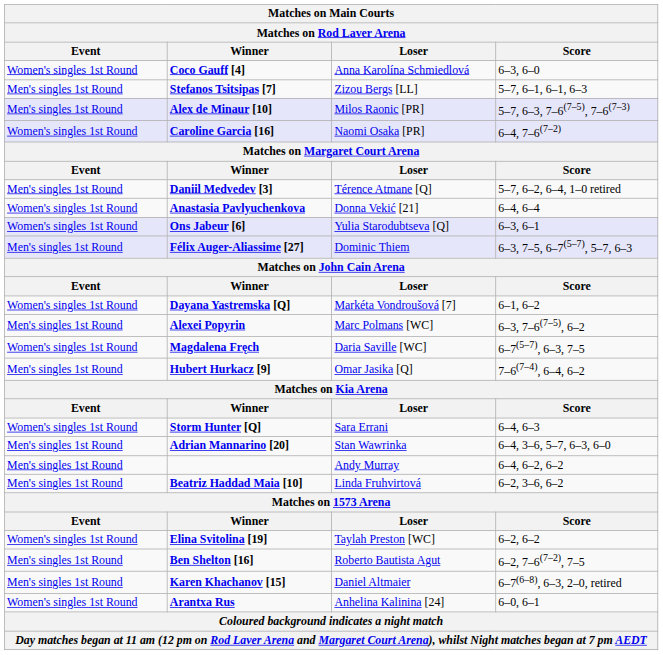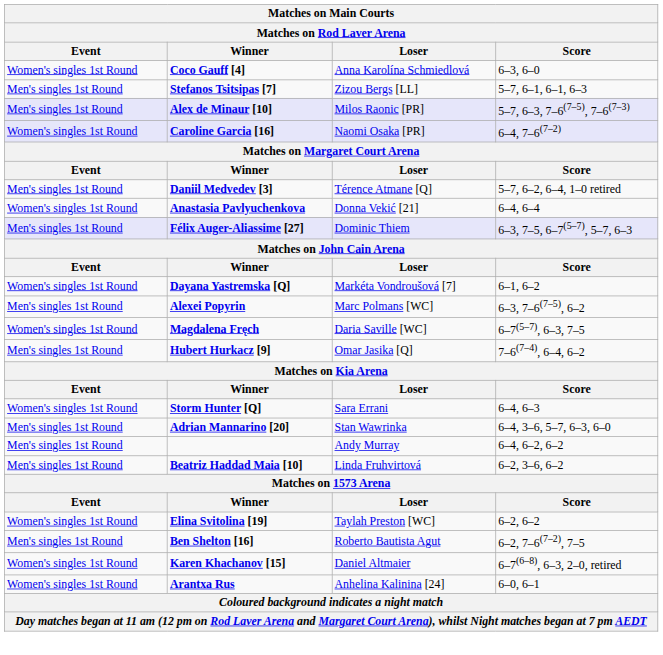- row: (208, 226)
(65, 582) Men's singles 1st Round -> (72, 563) Women's singles 1st Round
